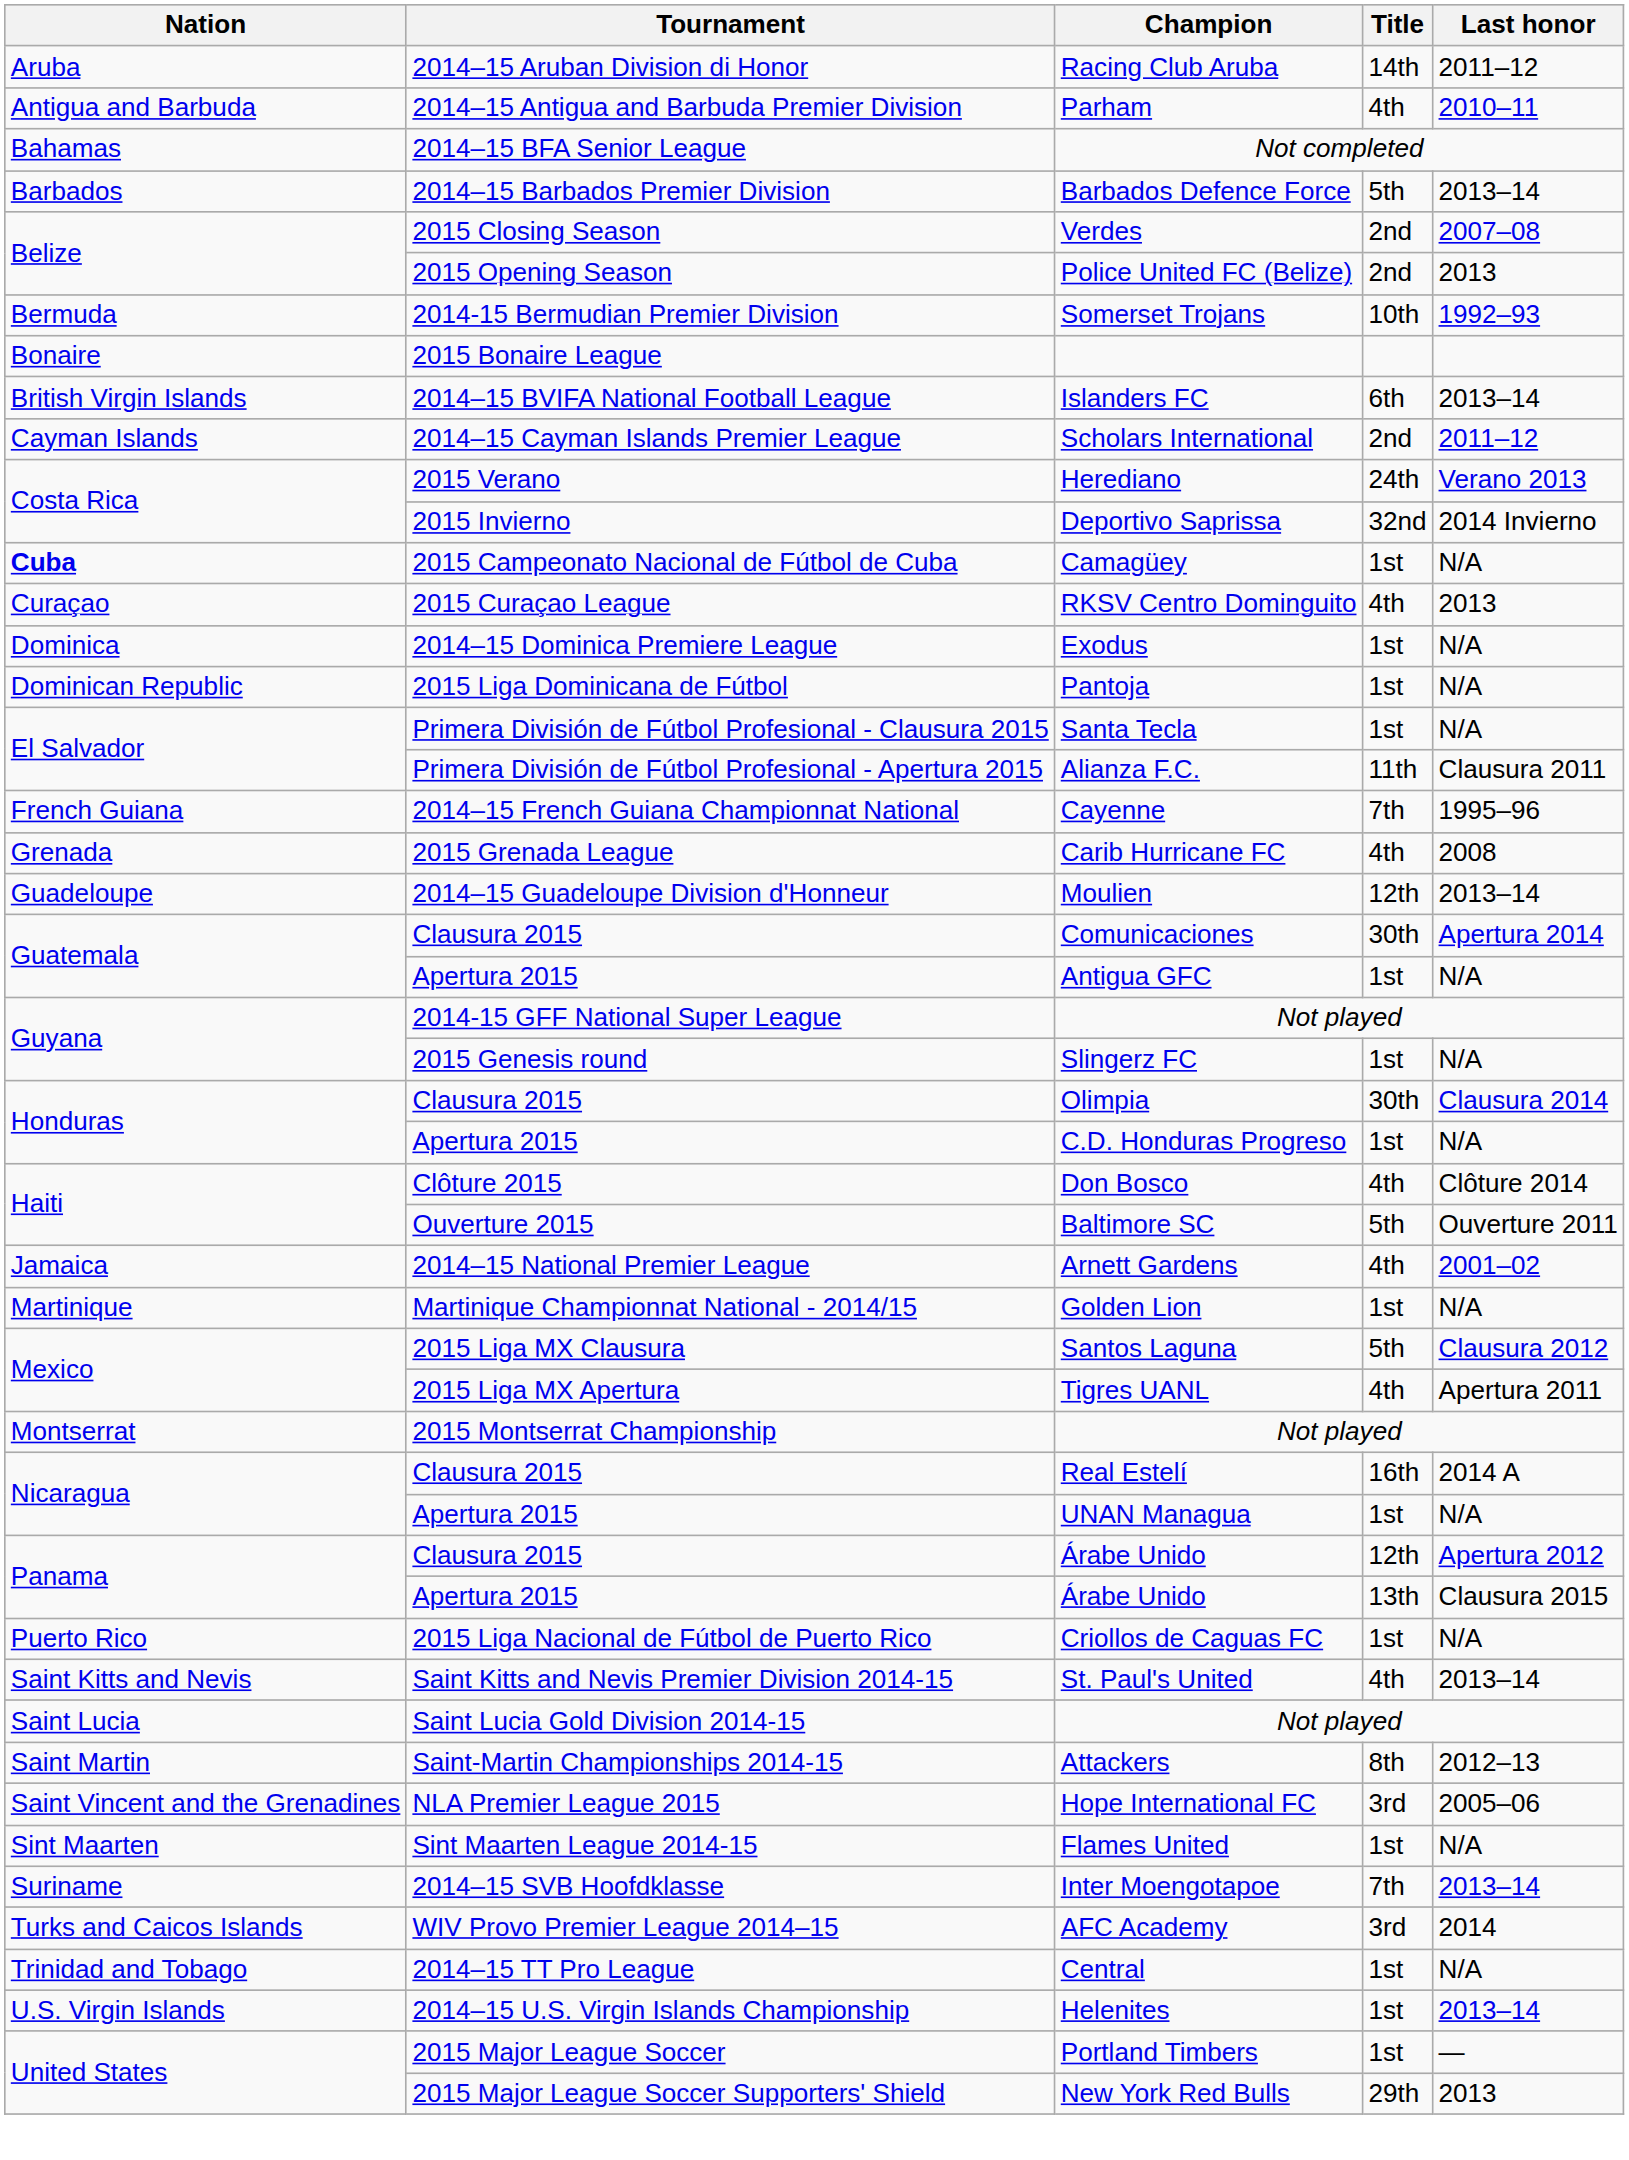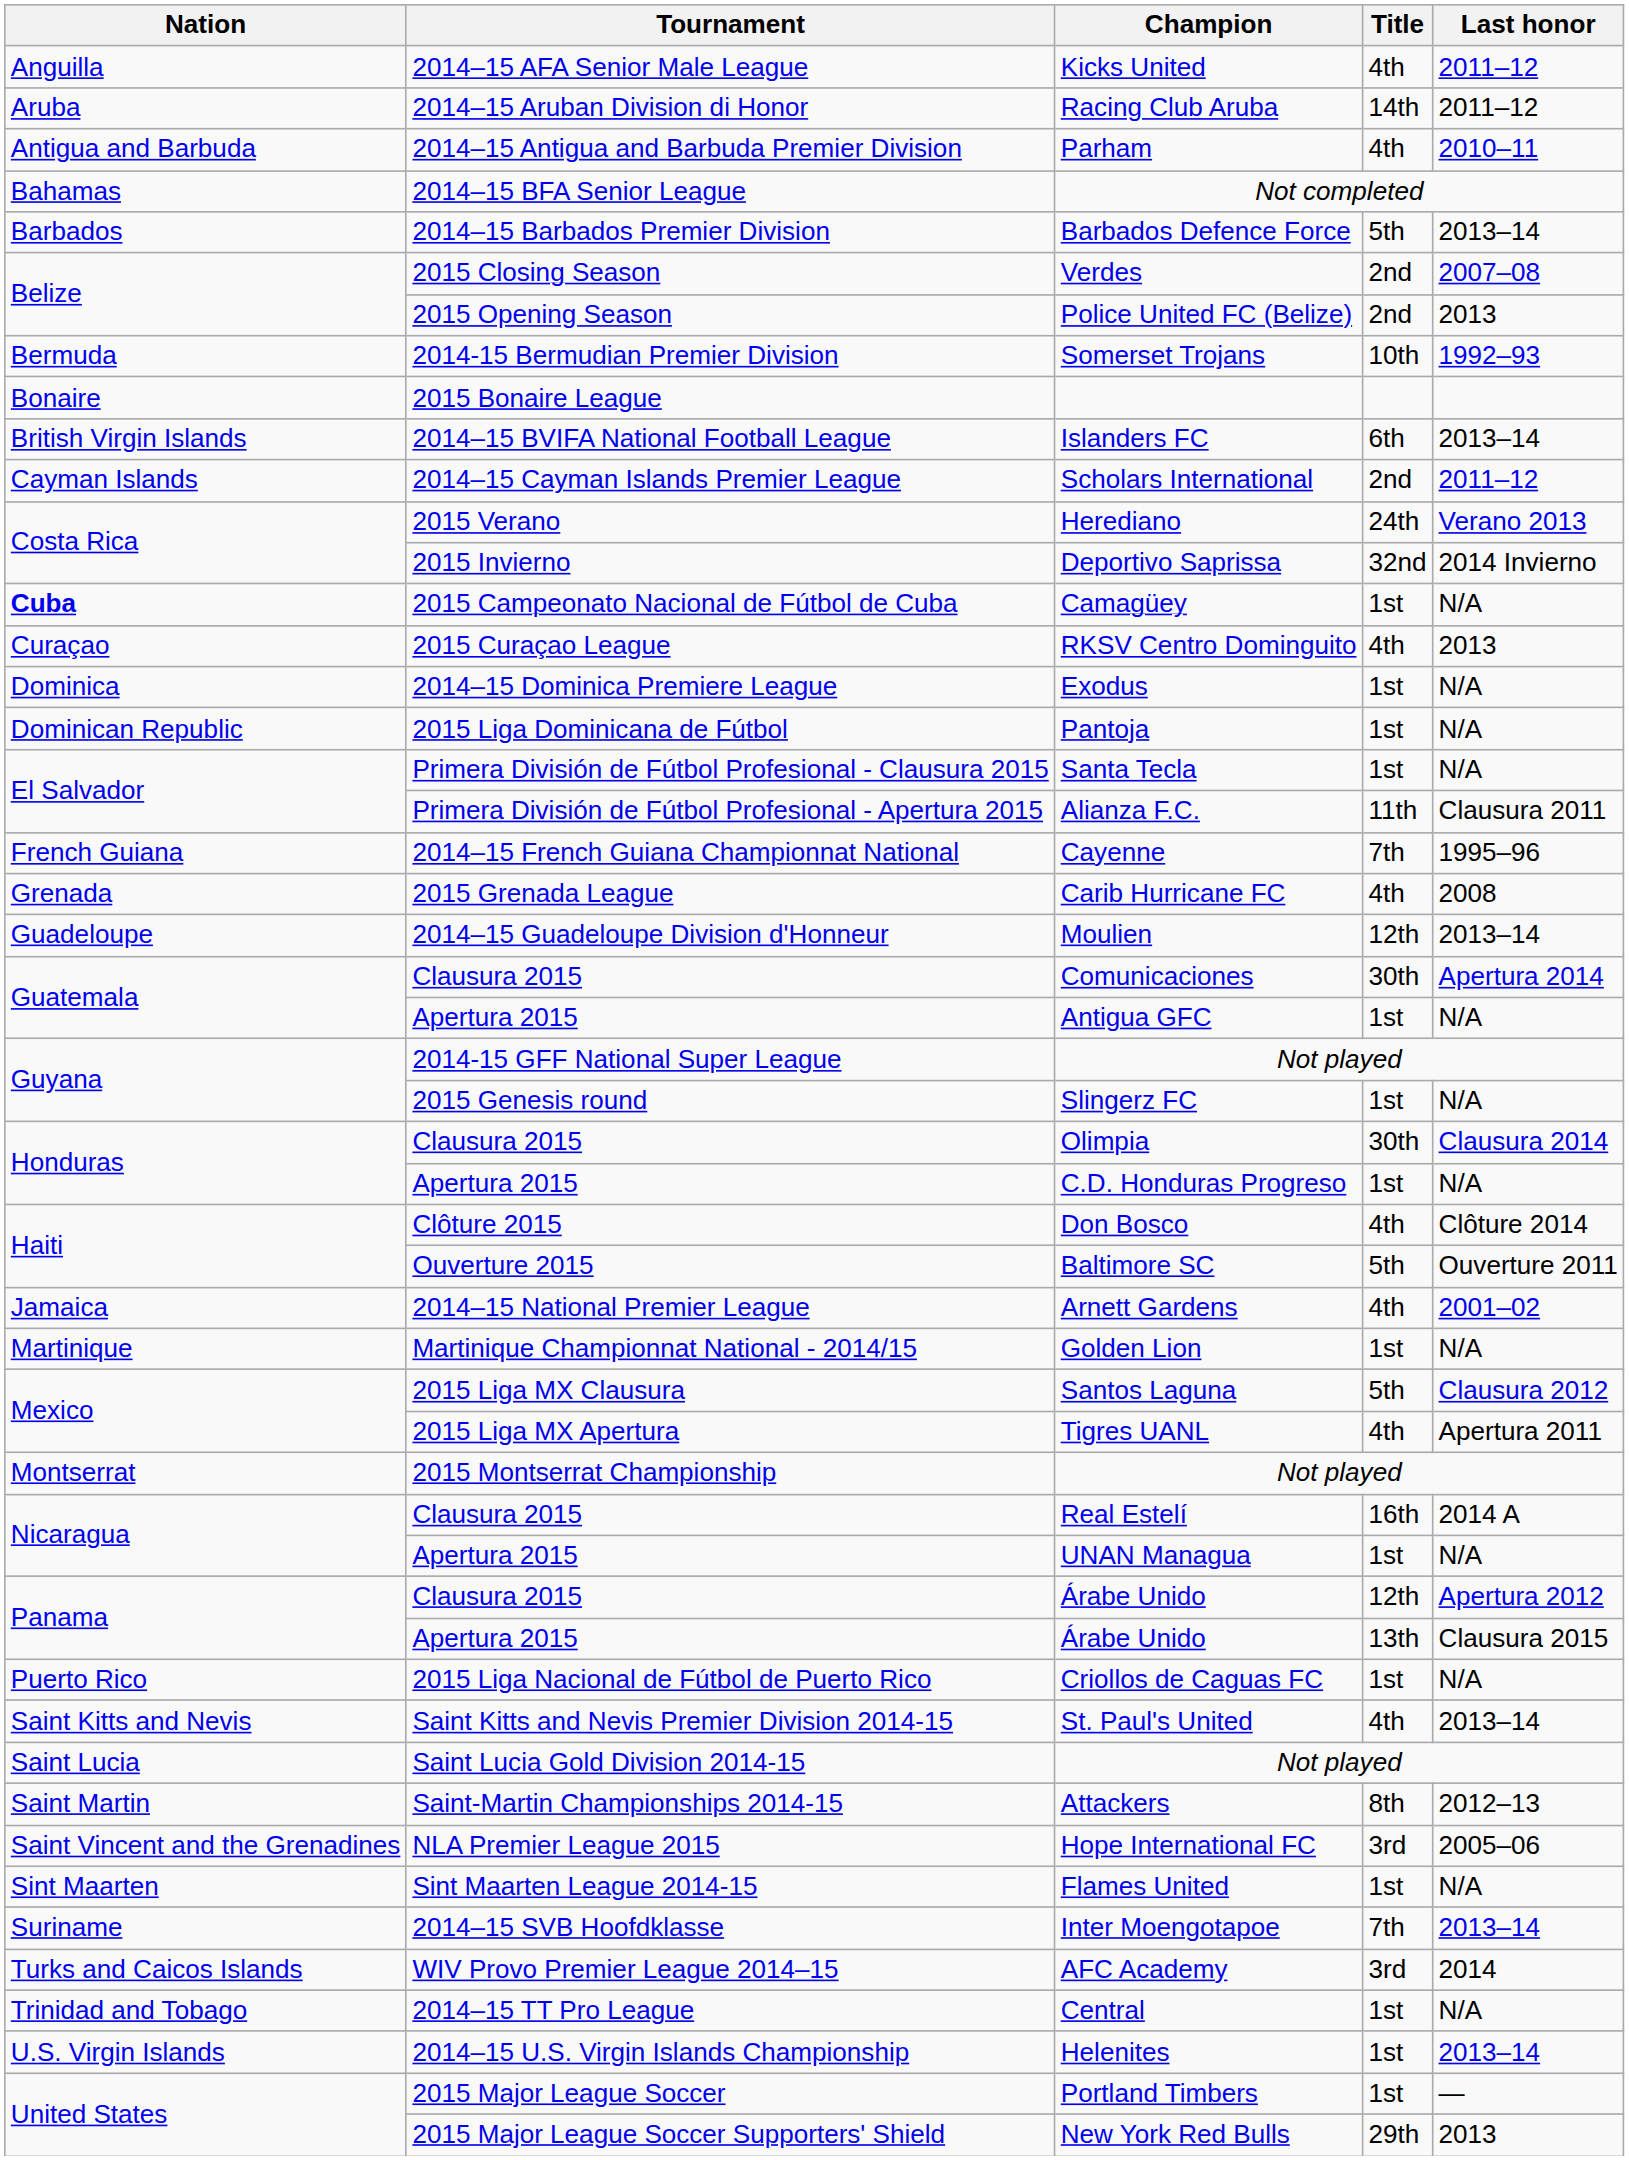+ row: (610, 66)
